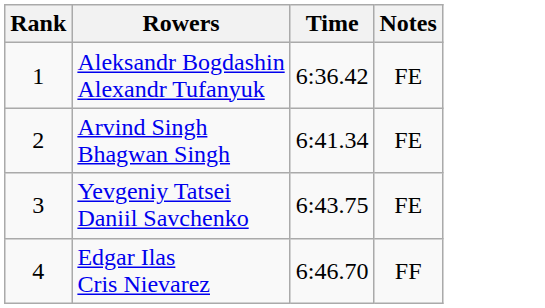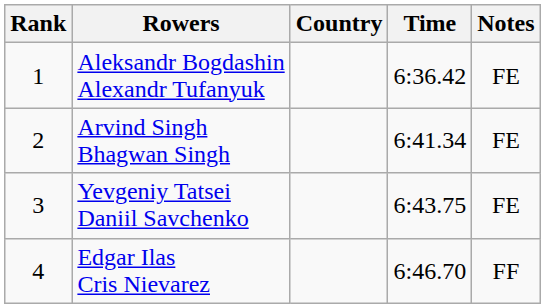+ column: (339, 23)
